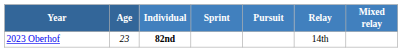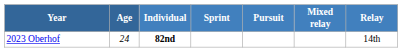columns swapped: (320, 18) <-> (372, 18)
(124, 39) 23 -> (124, 39) 24
